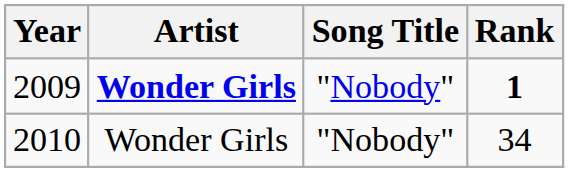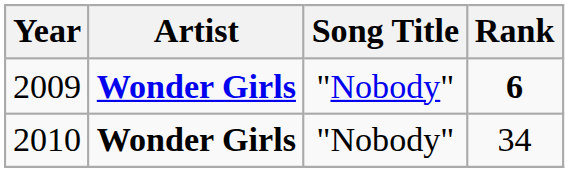(515, 85) 1 -> (515, 85) 6
(196, 139) normal -> (196, 139) bold
